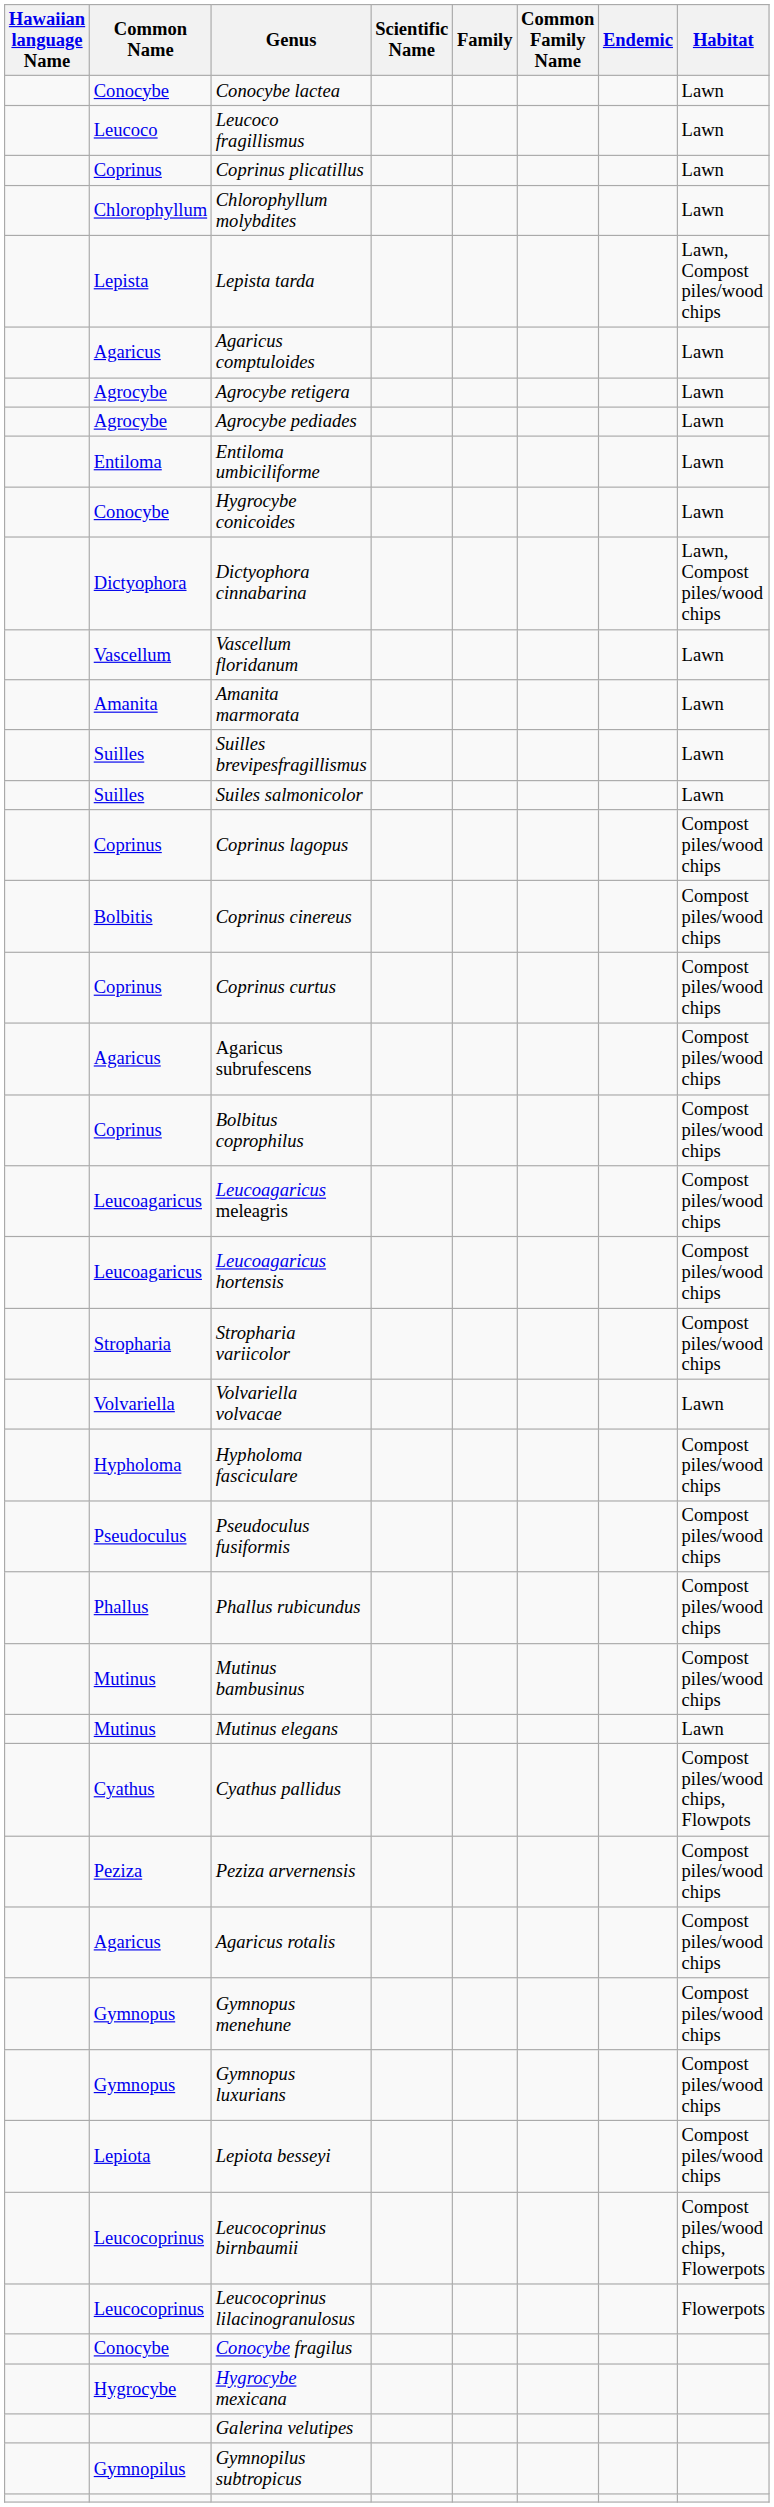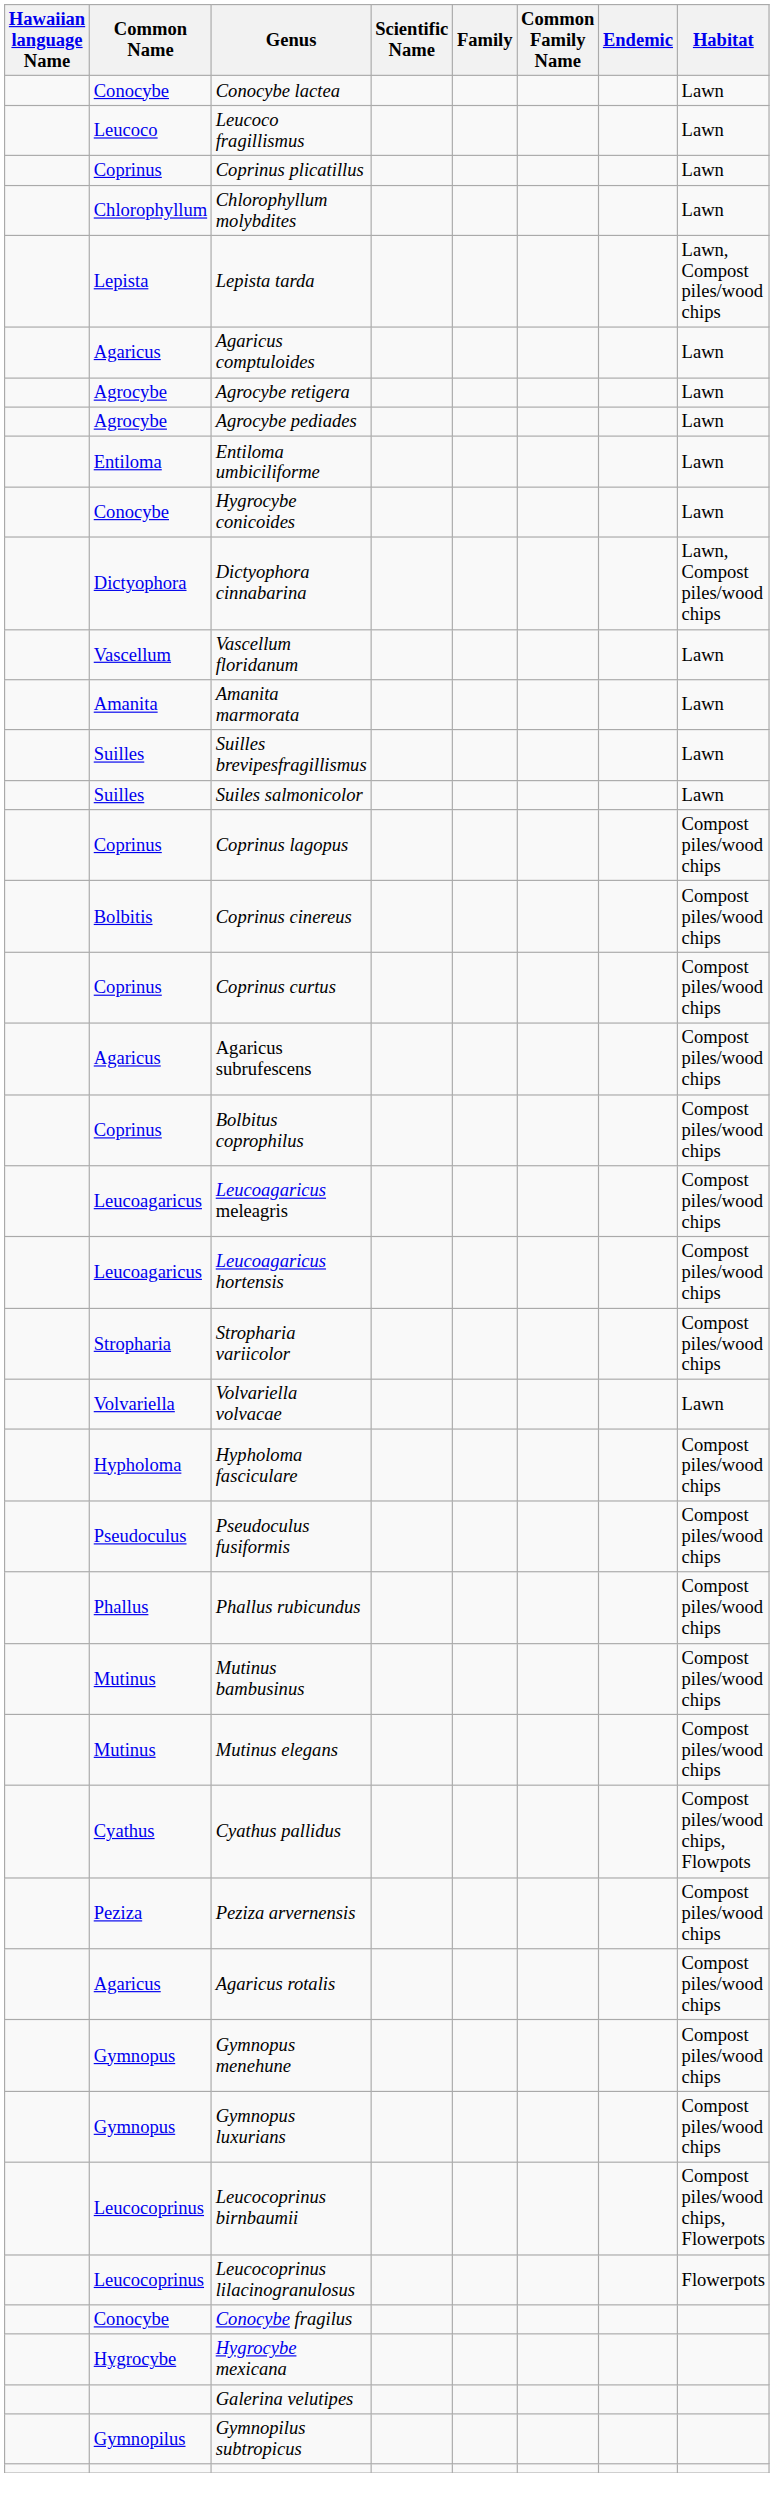(703, 1728) Lawn -> (722, 1749) Compost piles/wood chips
- row: (273, 2156)
